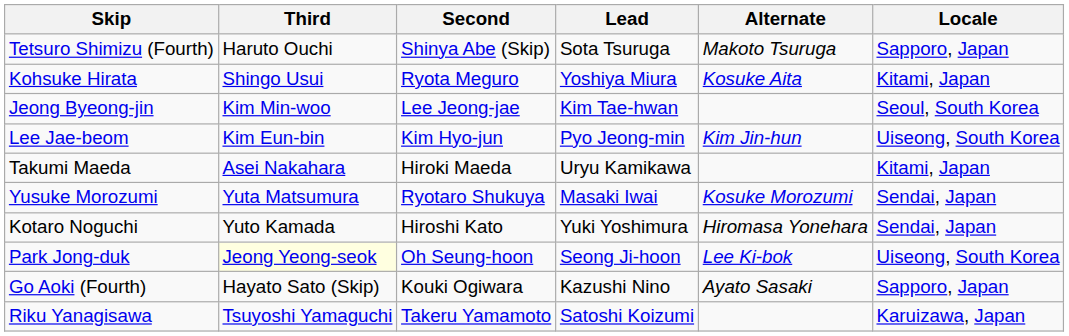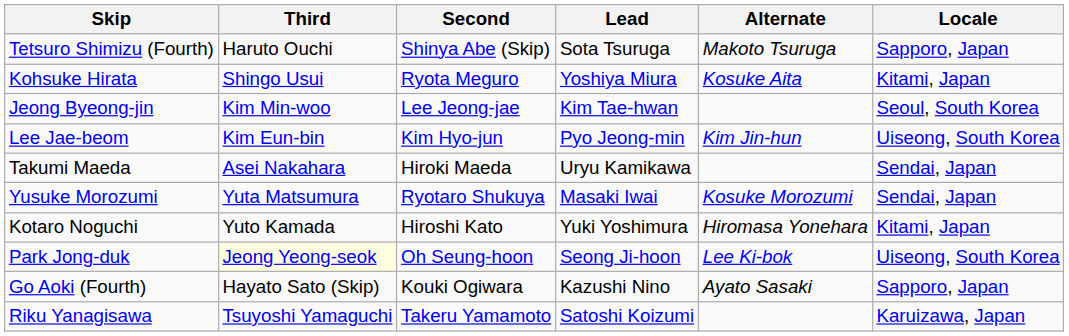(933, 167) Kitami, Japan -> (936, 167) Sendai, Japan
(936, 227) Sendai, Japan -> (933, 227) Kitami, Japan
